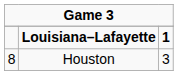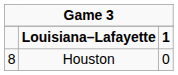(166, 59) 3 -> (166, 59) 0
